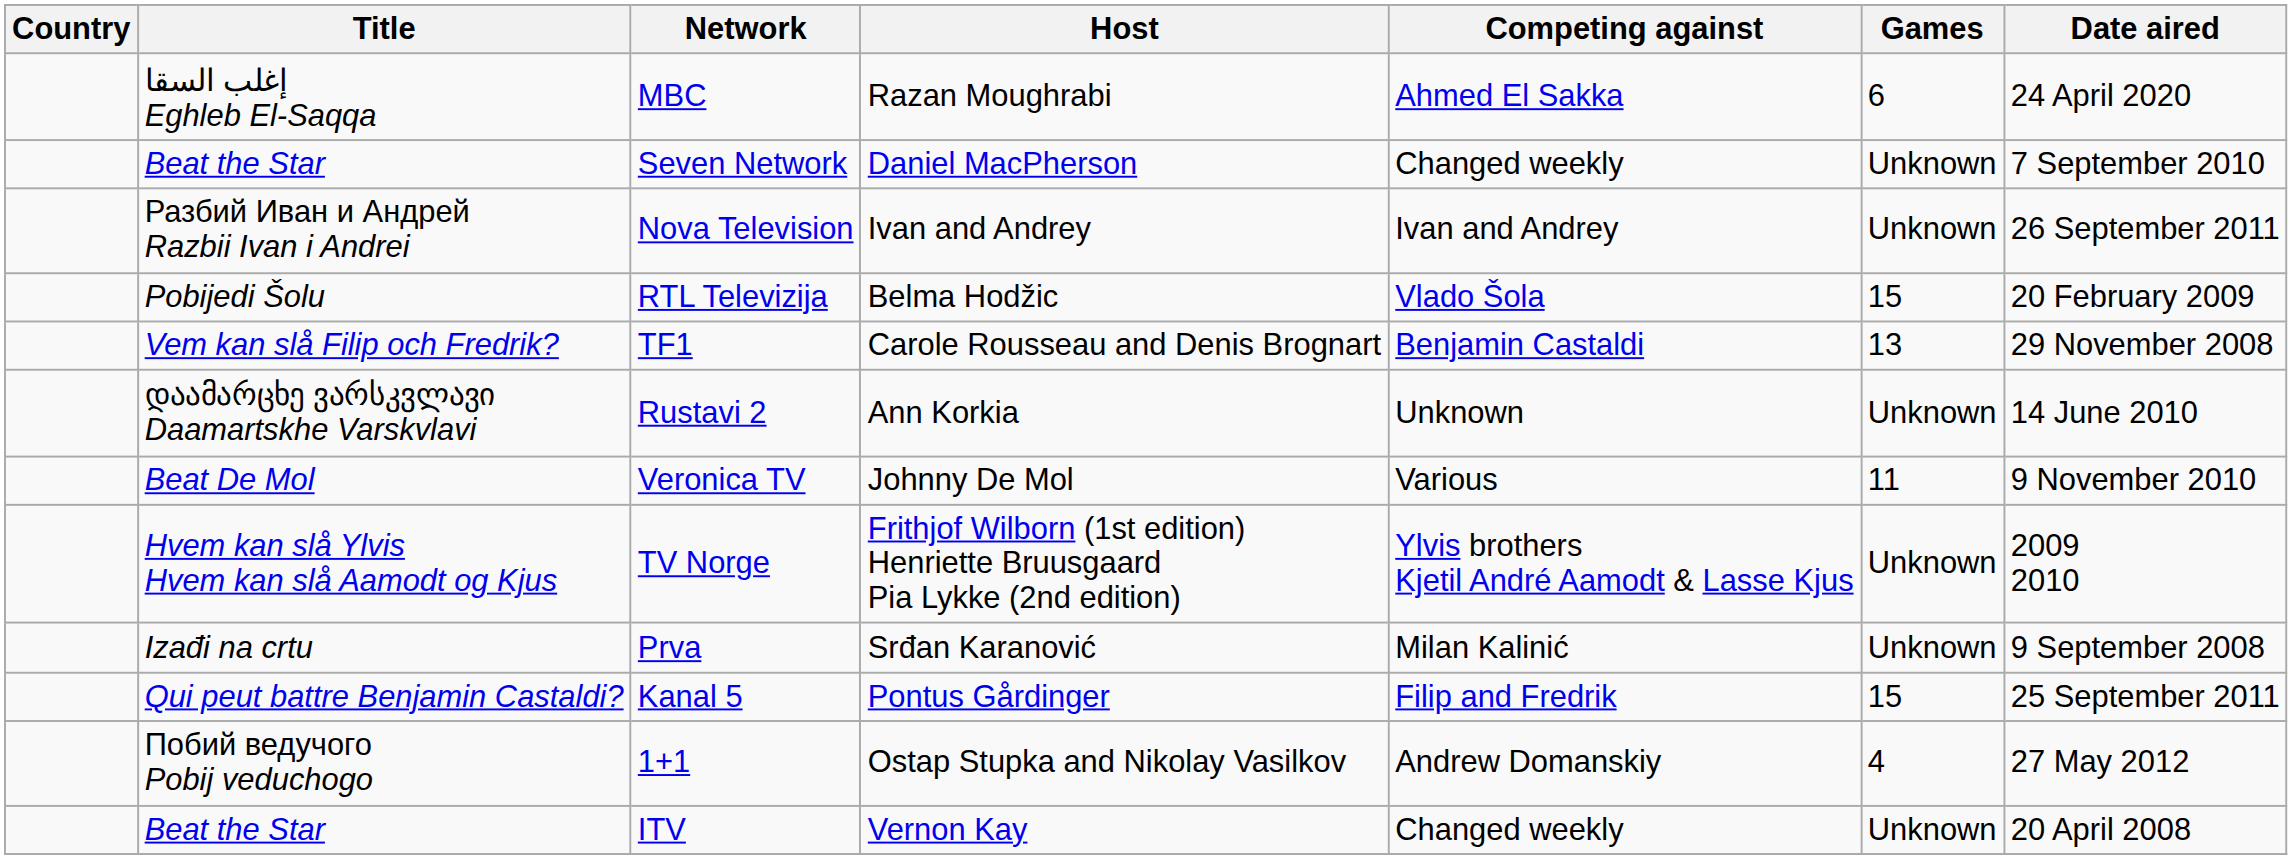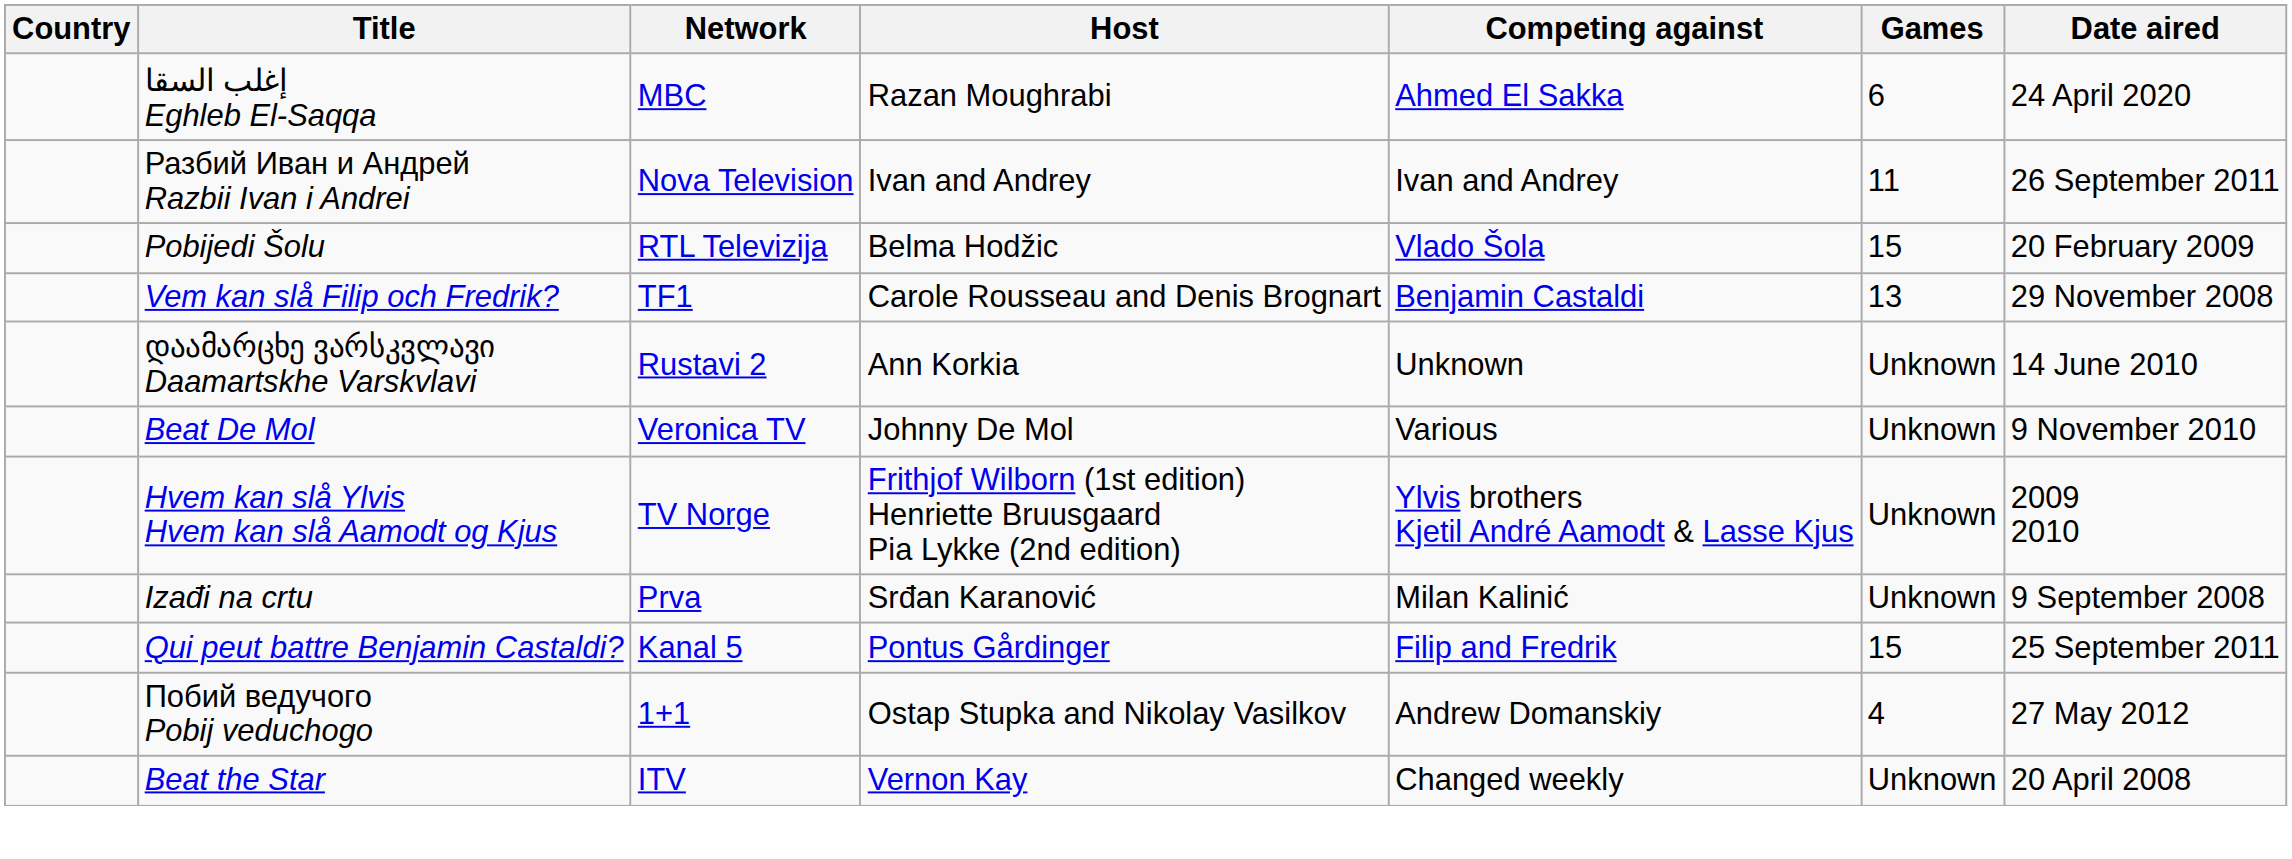- row: (743, 163)
(1932, 229) Unknown -> (1884, 180) 11
(1884, 479) 11 -> (1932, 430) Unknown
